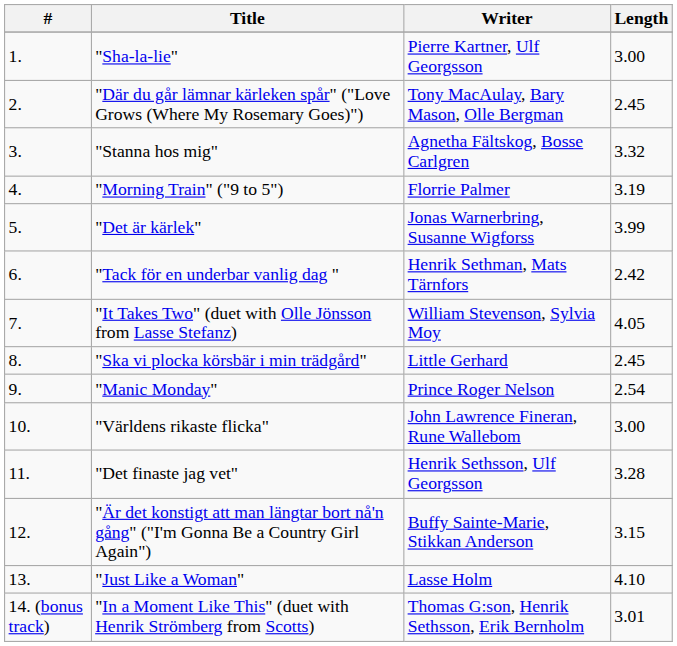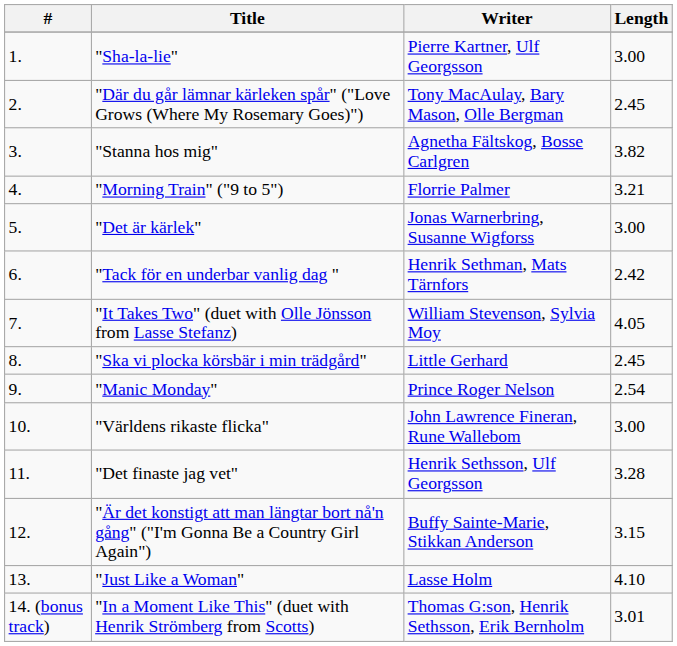(630, 151) 3.32 -> (630, 151) 3.82
(630, 189) 3.19 -> (630, 189) 3.21
(630, 227) 3.99 -> (630, 227) 3.00
